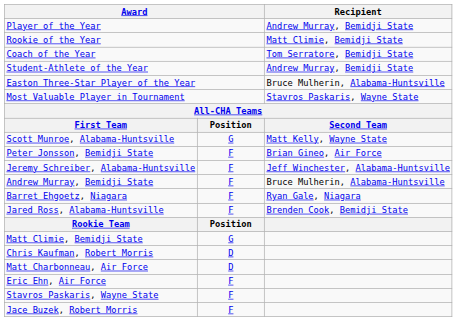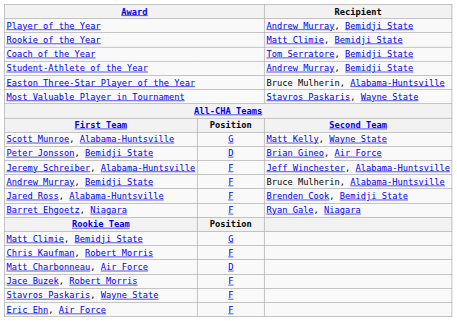(231, 153) F -> (231, 153) D
rows swapped: (85, 210) <-> (67, 196)
(231, 253) D -> (231, 253) F
rows swapped: (56, 281) <-> (72, 310)
